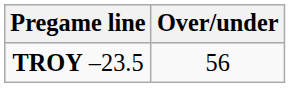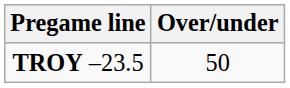(218, 62) 56 -> (218, 62) 50
